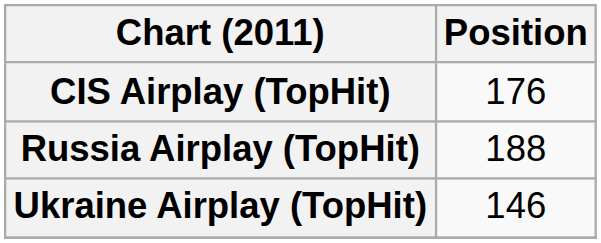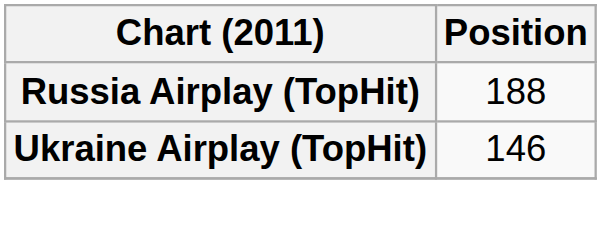- row: (220, 91)
